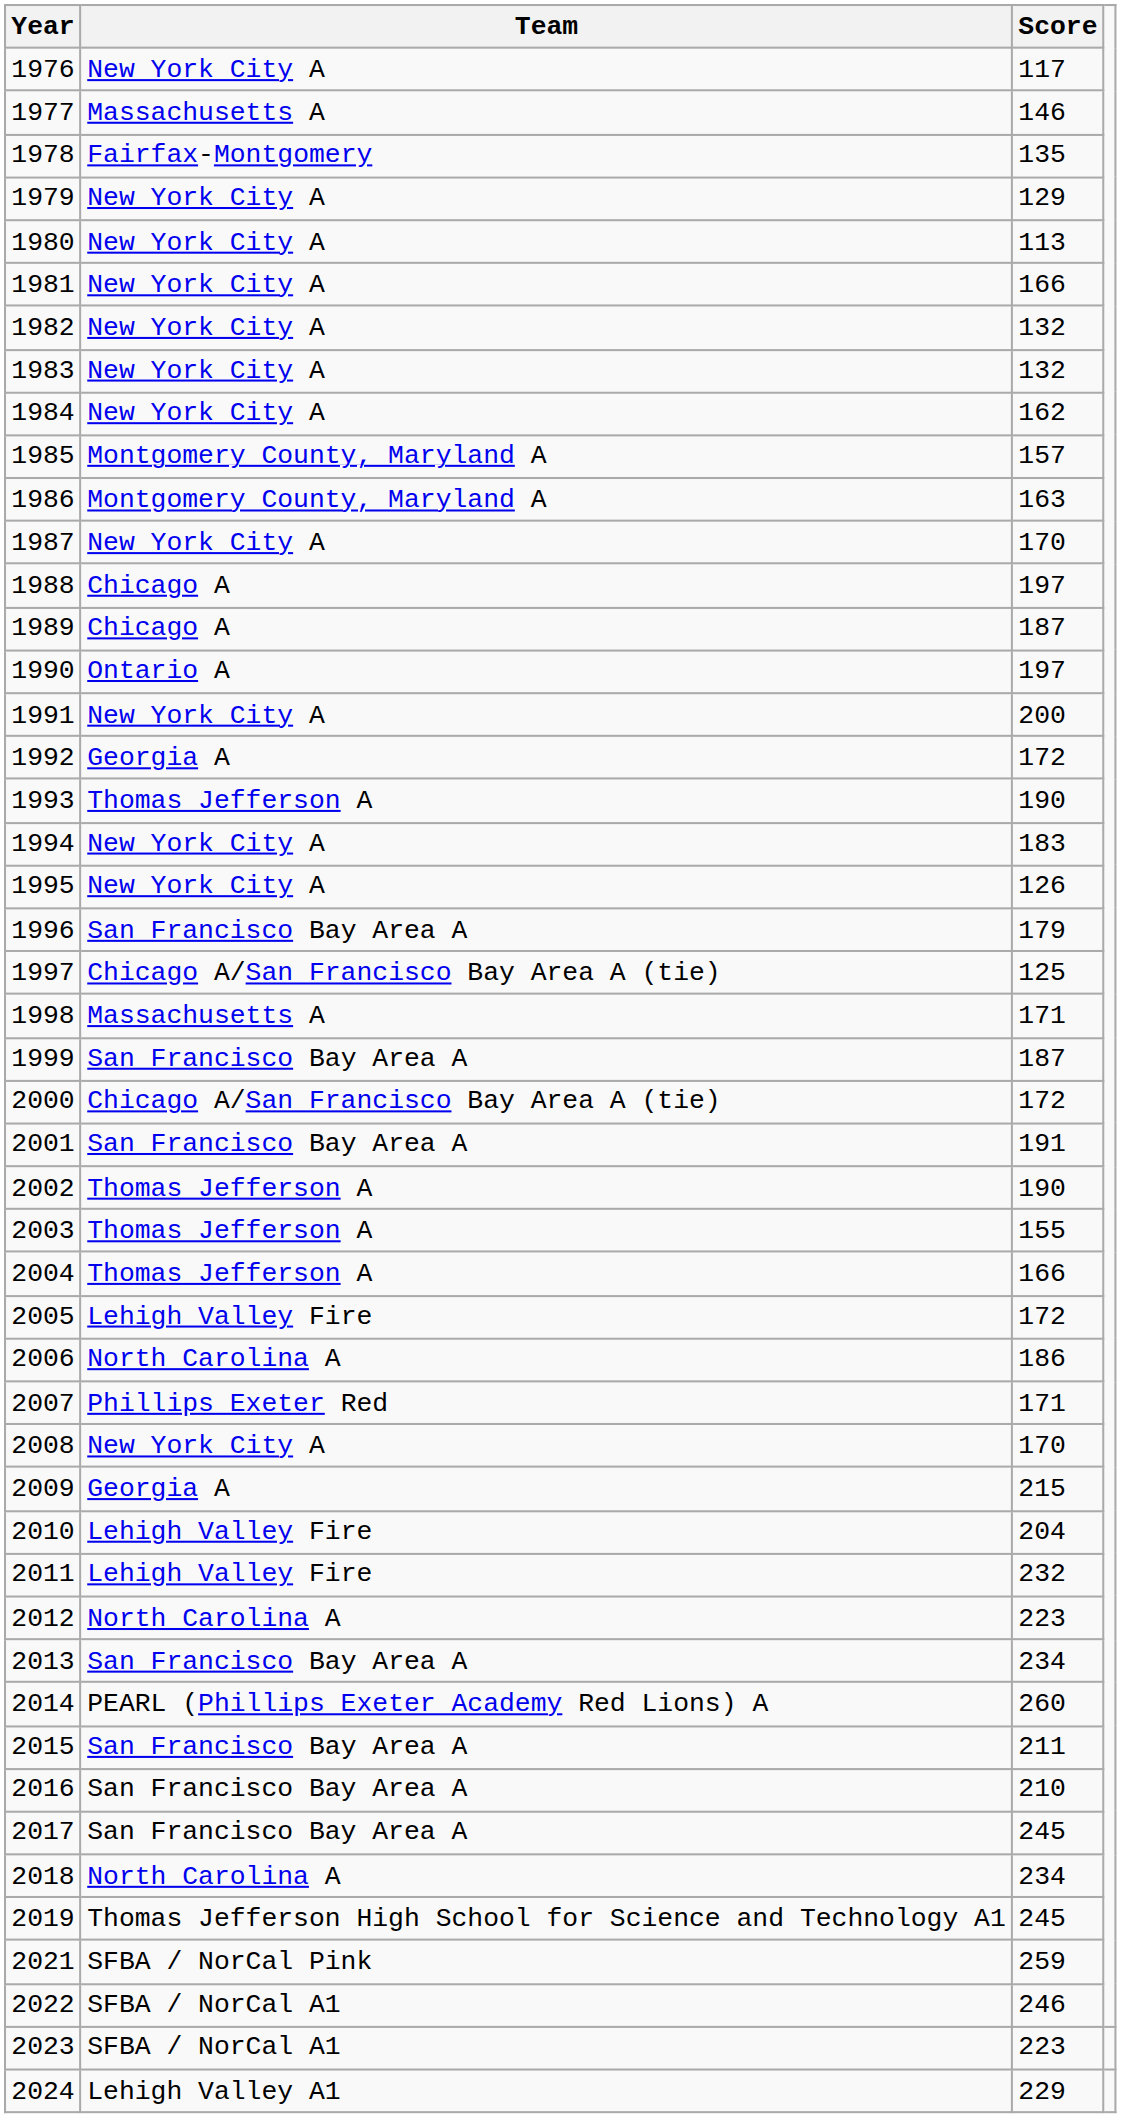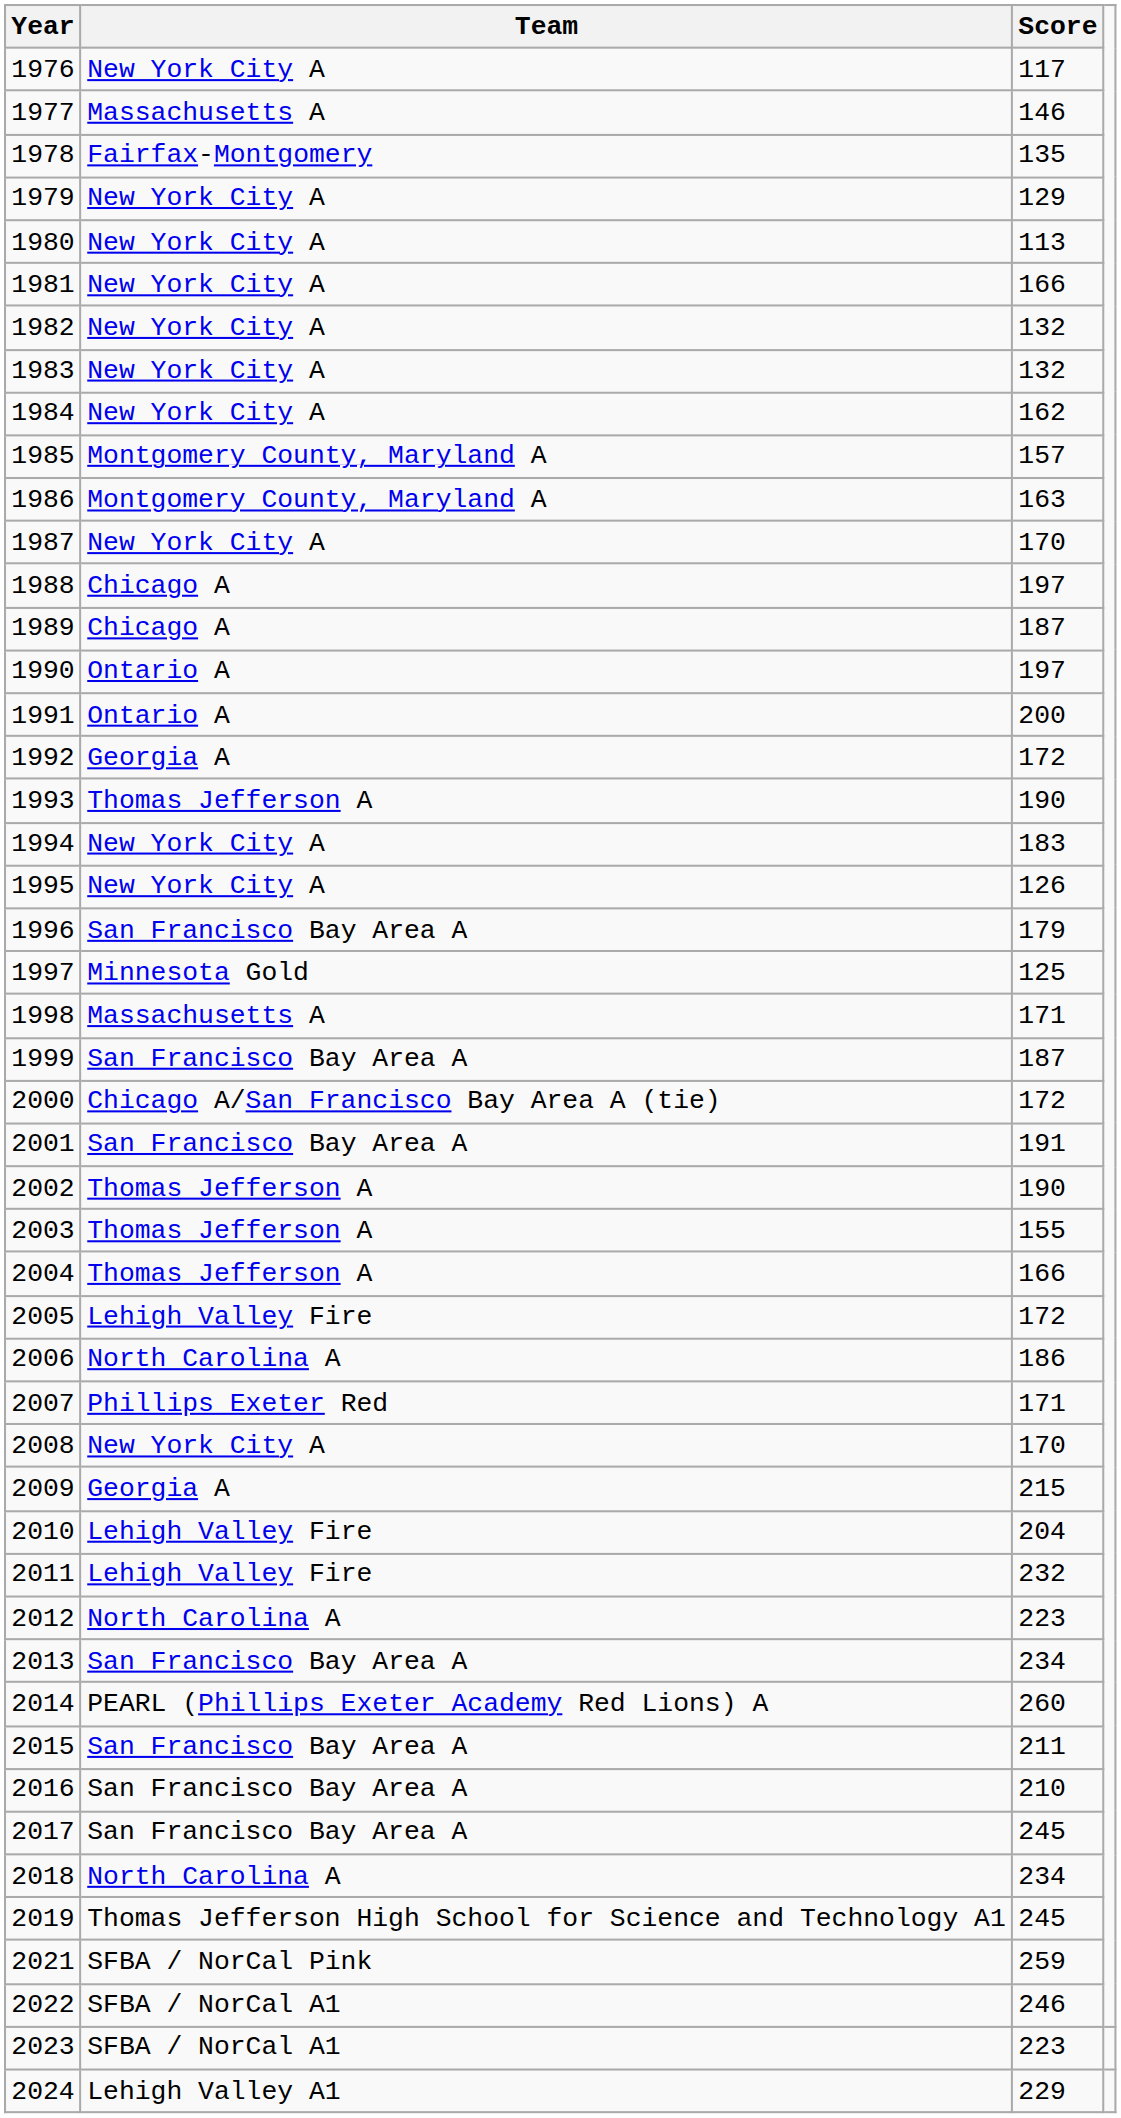(206, 715) New York City A -> (159, 715) Ontario A
(404, 973) Chicago A/San Francisco Bay Area A (tie) -> (198, 973) Minnesota Gold
